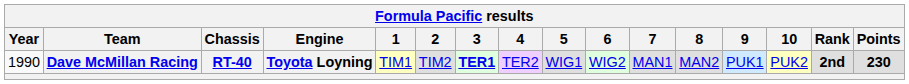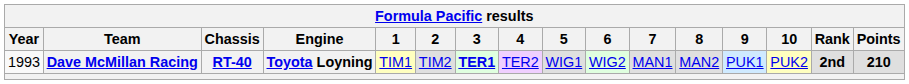(24, 62) 1990 -> (24, 62) 1993
(879, 62) 230 -> (879, 62) 210
